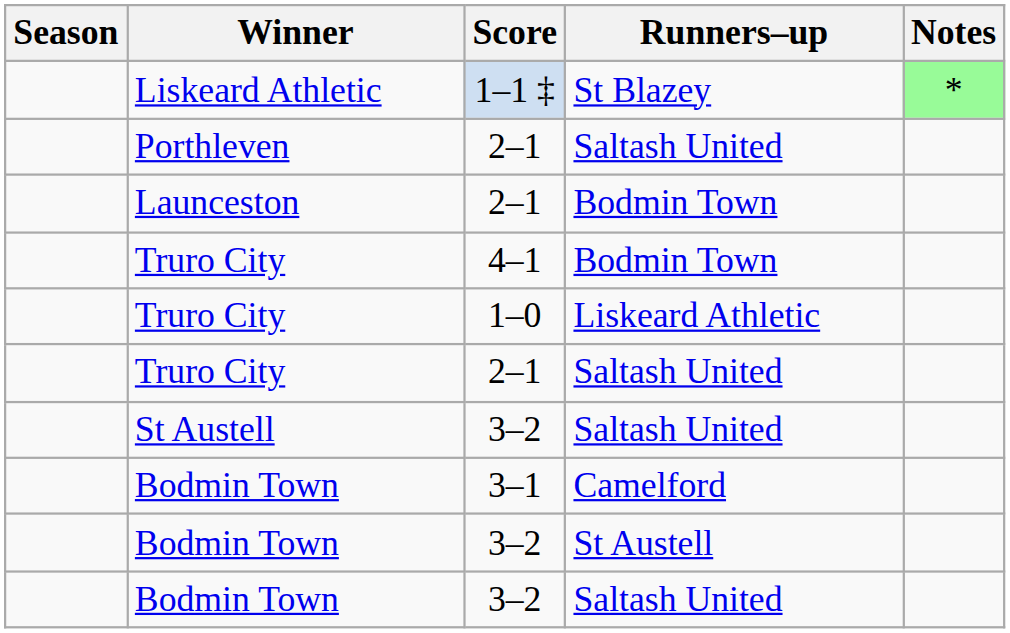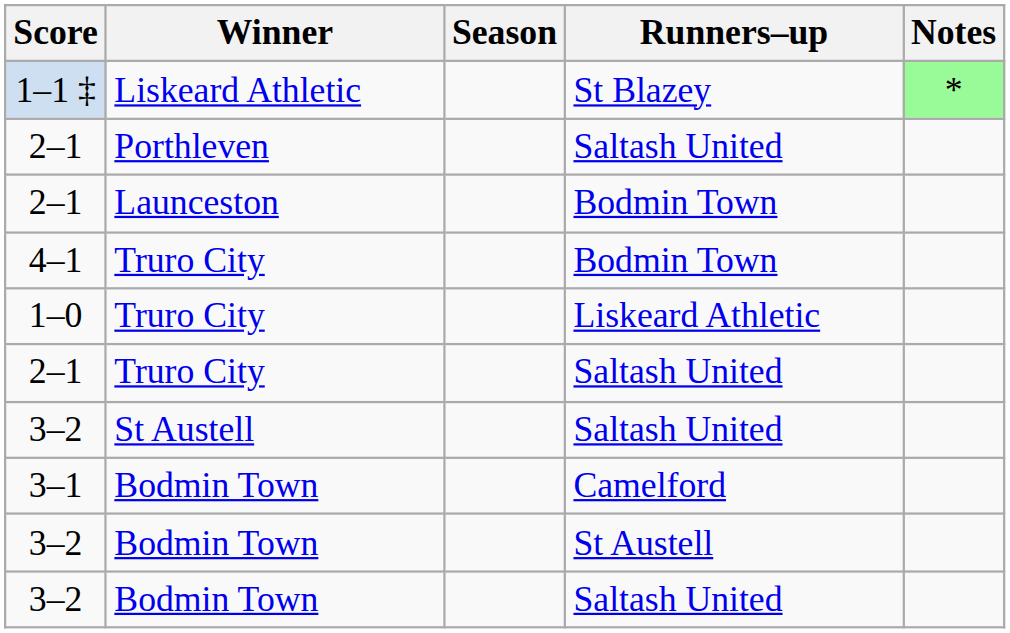columns swapped: (66, 32) <-> (515, 32)
